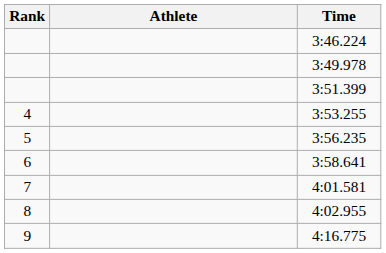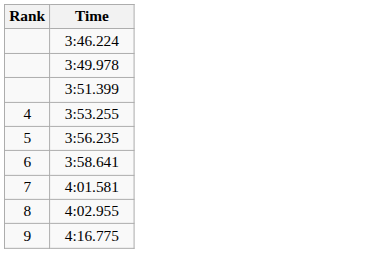- column: (173, 16)
